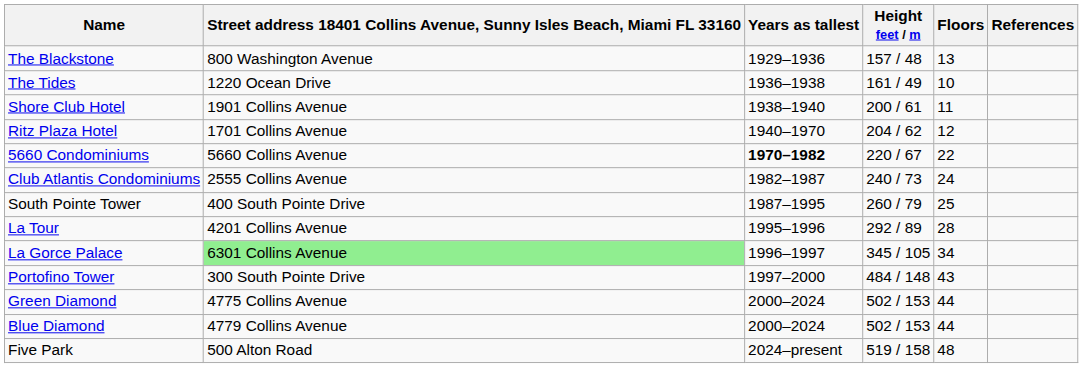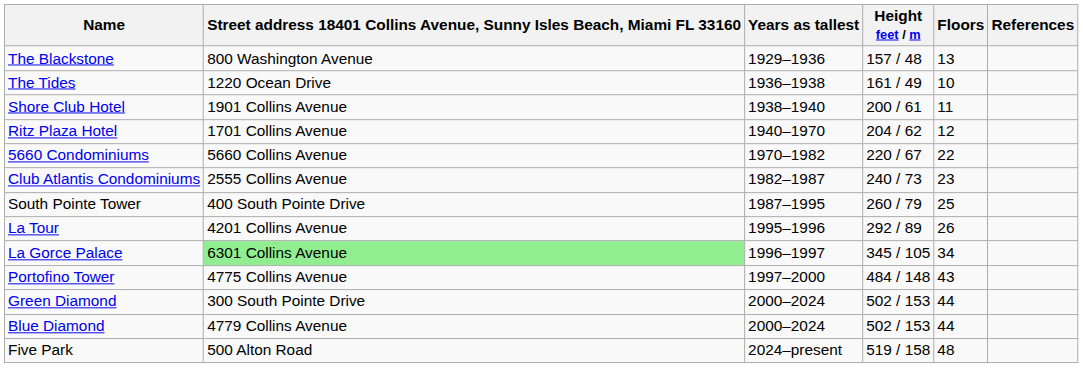(787, 155) bold -> (787, 155) normal
(946, 180) 24 -> (946, 180) 23
(946, 228) 28 -> (946, 228) 26
(286, 277) 300 South Pointe Drive -> (277, 277) 4775 Collins Avenue
(277, 301) 4775 Collins Avenue -> (286, 301) 300 South Pointe Drive
